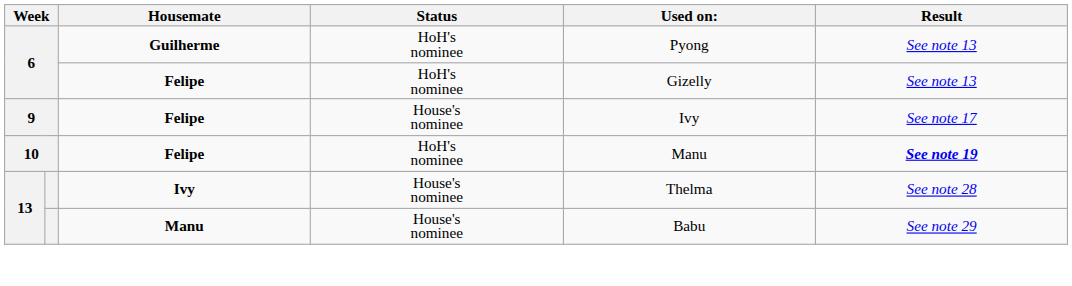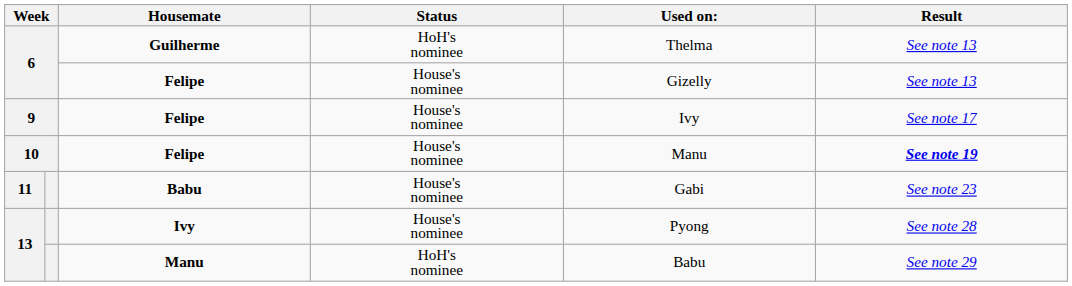(689, 44) Pyong -> (689, 44) Thelma
(437, 80) HoH's nominee -> (437, 80) House's nominee
(437, 153) HoH's nominee -> (437, 153) House's nominee
+ row: (25, 189)
(689, 189) Thelma -> (689, 226) Pyong
(437, 226) House's nominee -> (437, 262) HoH's nominee
